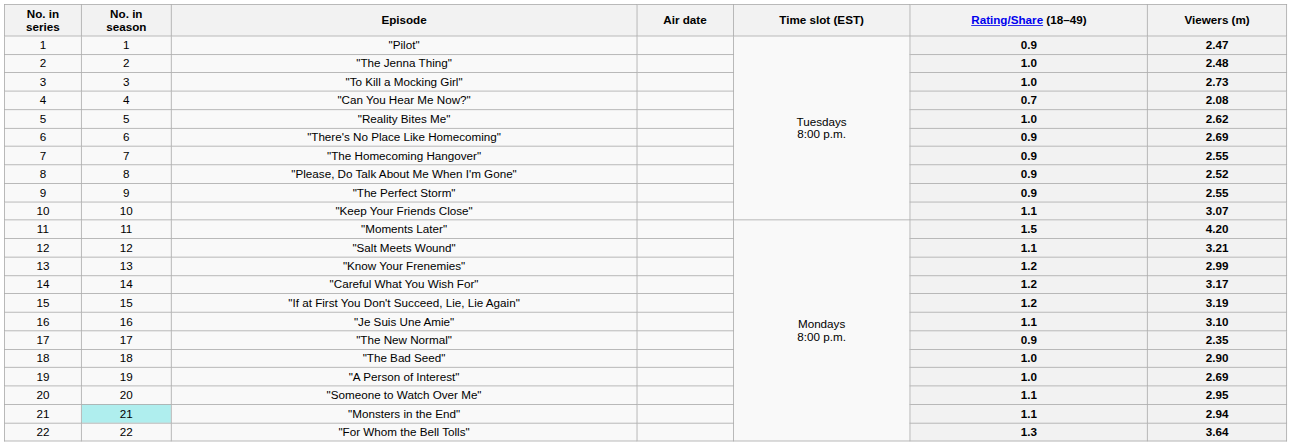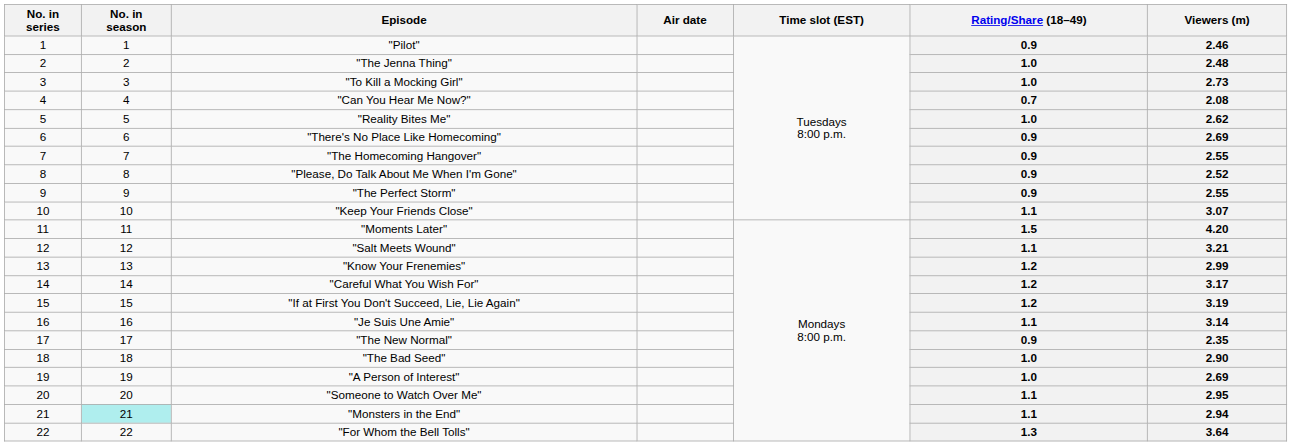(1217, 45) 2.47 -> (1217, 45) 2.46
(1217, 322) 3.10 -> (1217, 322) 3.14
